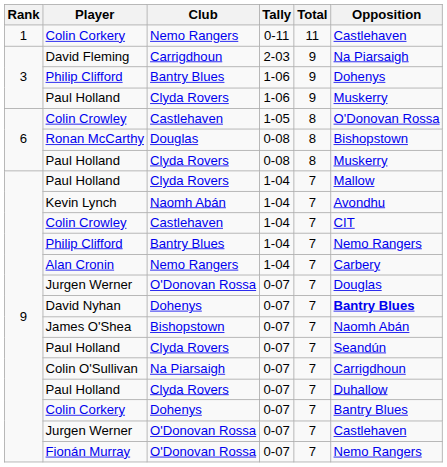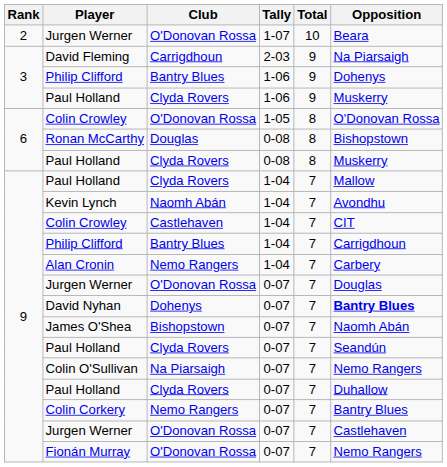- row: (85, 35)
+ row: (89, 35)
(187, 118) Castlehaven -> (203, 118) O'Donovan Rossa
(378, 243) Nemo Rangers -> (370, 243) Carrigdhoun
(370, 368) Carrigdhoun -> (378, 368) Nemo Rangers
(176, 410) Dohenys -> (194, 410) Nemo Rangers
